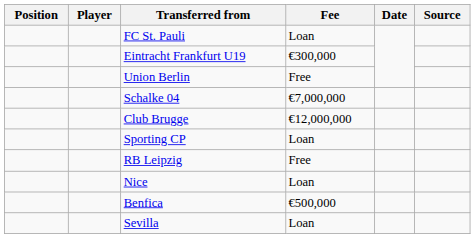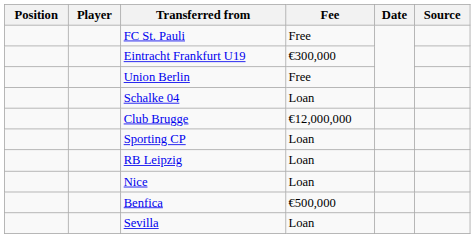(301, 35) Loan -> (300, 35) Free
(317, 98) €7,000,000 -> (301, 98) Loan
(300, 160) Free -> (301, 160) Loan
